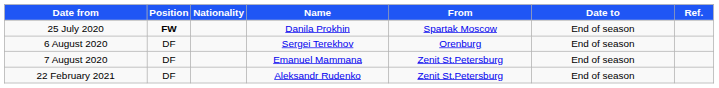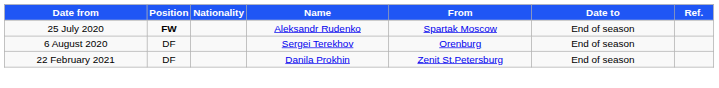(318, 28) Danila Prokhin -> (318, 28) Aleksandr Rudenko
- row: (76, 60)
(318, 75) Aleksandr Rudenko -> (318, 60) Danila Prokhin
